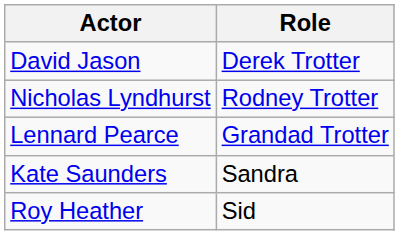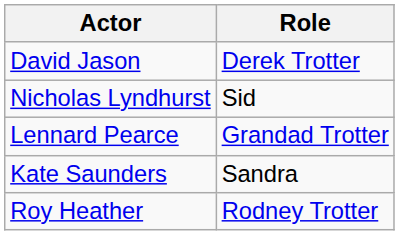(300, 98) Rodney Trotter -> (239, 98) Sid
(239, 211) Sid -> (300, 211) Rodney Trotter
